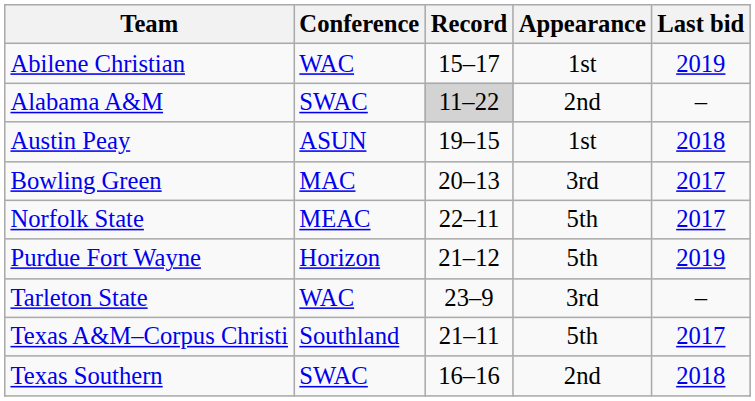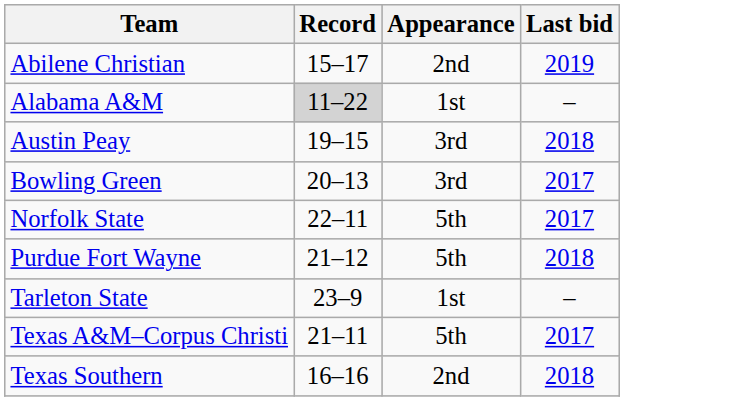- column: (359, 24)
(582, 63) 1st -> (451, 63) 2nd
(582, 102) 2nd -> (451, 102) 1st
(582, 141) 1st -> (451, 141) 3rd
(701, 258) 2019 -> (569, 258) 2018
(582, 297) 3rd -> (451, 297) 1st
